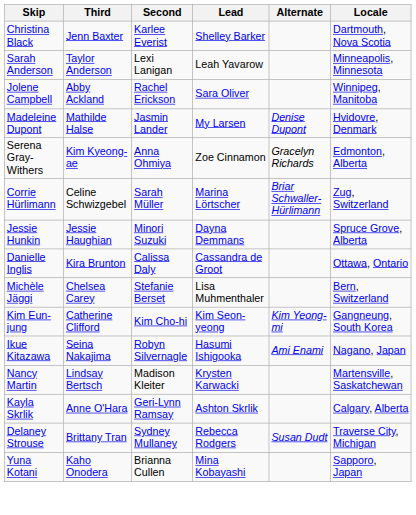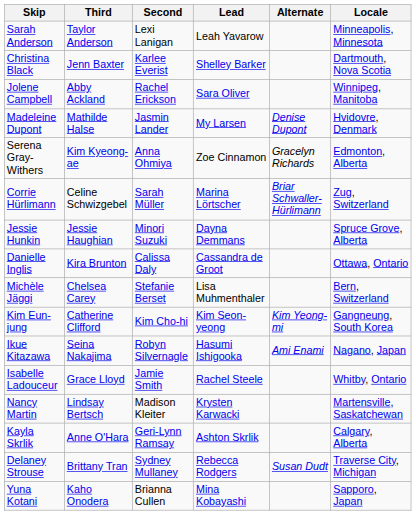rows swapped: (30, 65) <-> (28, 36)
+ row: (32, 379)
